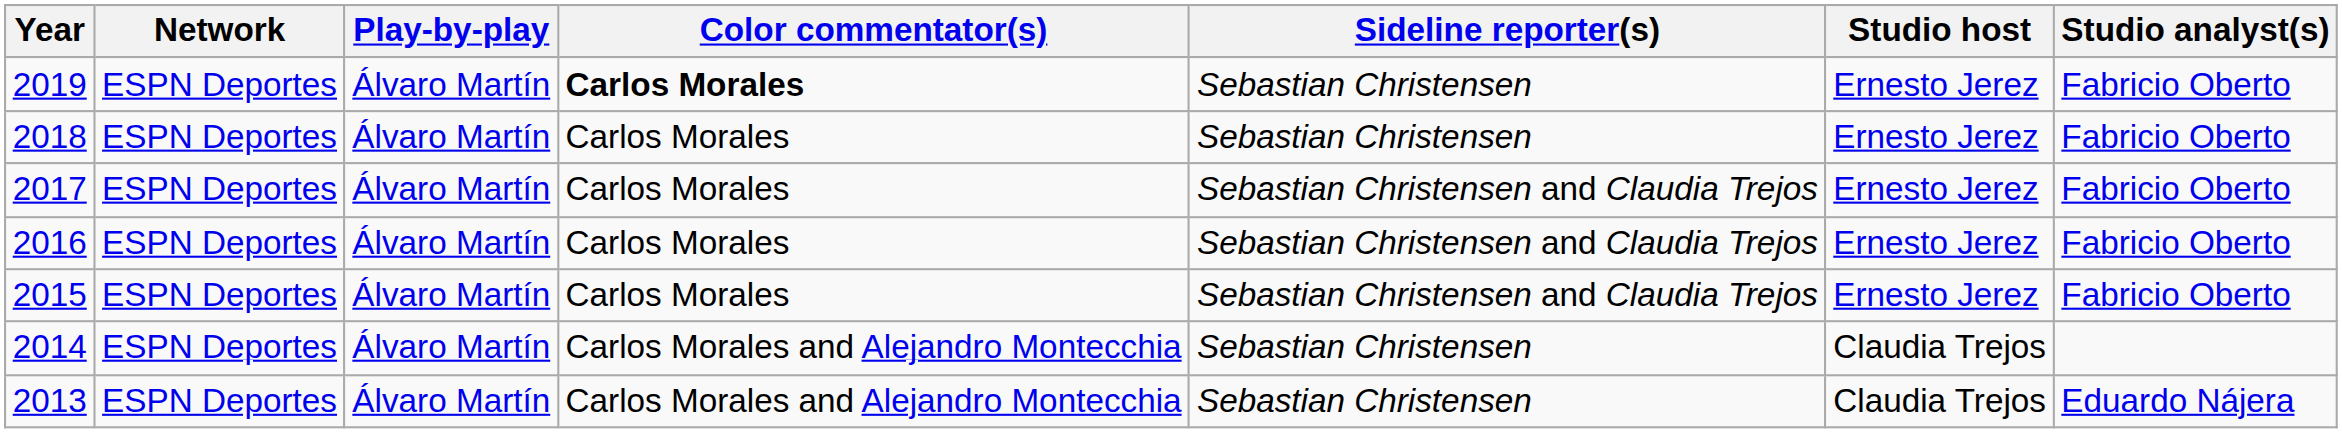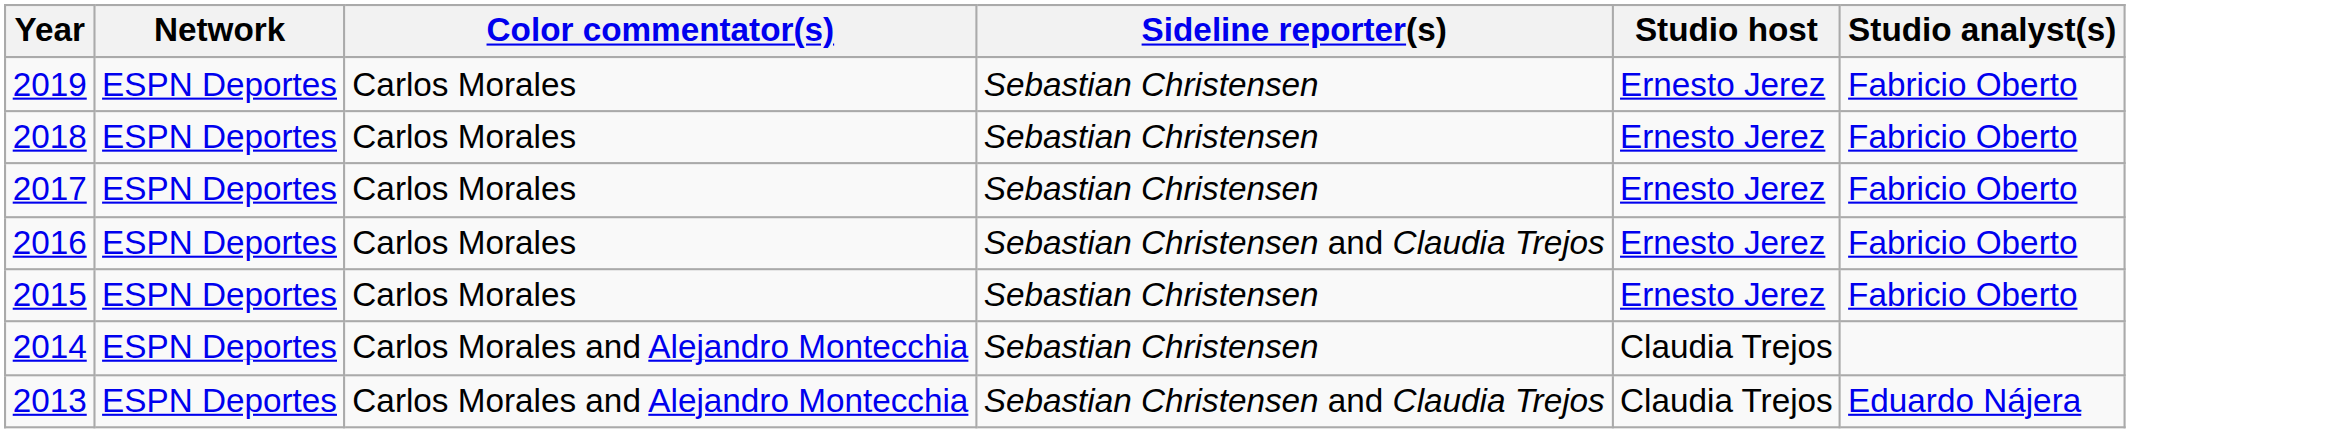- column: (451, 30)
(685, 83) bold -> (464, 83) normal
(1507, 189) Sebastian Christensen and Claudia Trejos -> (1151, 189) Sebastian Christensen
(1507, 294) Sebastian Christensen and Claudia Trejos -> (1151, 294) Sebastian Christensen
(1364, 400) Sebastian Christensen -> (1294, 400) Sebastian Christensen and Claudia Trejos
